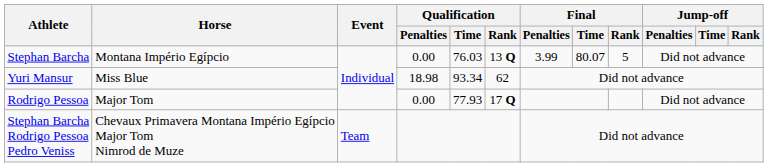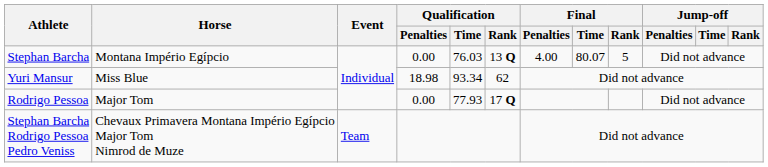(546, 57) 3.99 -> (546, 57) 4.00
